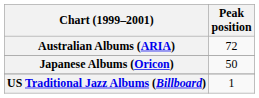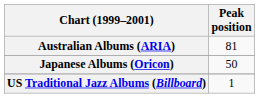(232, 45) 72 -> (232, 45) 81
